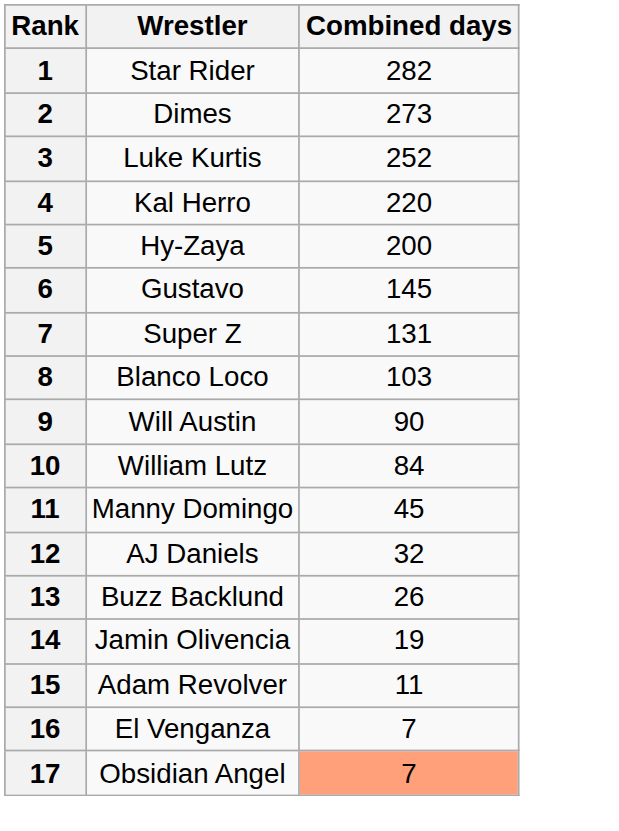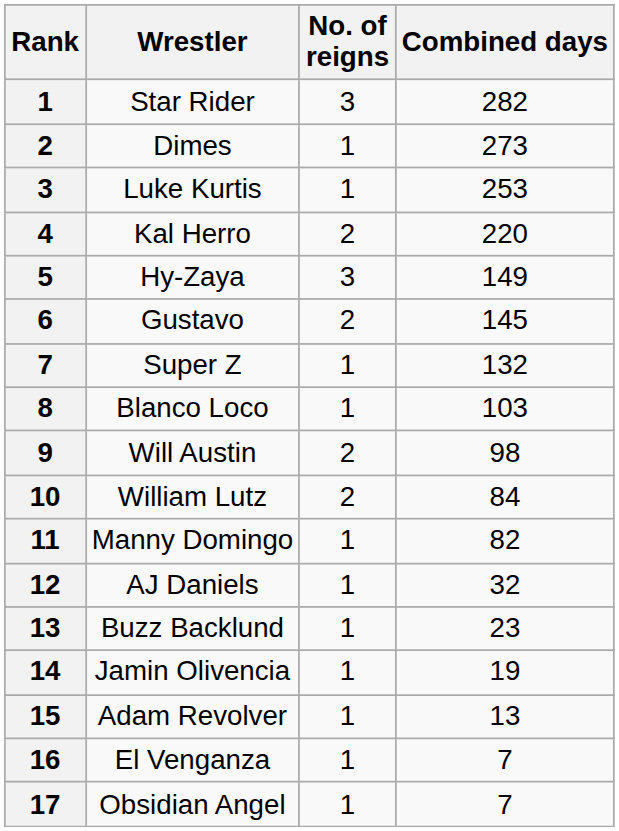+ column: (348, 42)
(409, 158) 252 -> (505, 189) 253
(409, 245) 200 -> (505, 277) 149
(409, 333) 131 -> (505, 364) 132
(409, 421) 90 -> (505, 452) 98
(409, 509) 45 -> (505, 540) 82
(409, 597) 26 -> (505, 628) 23
(409, 684) 11 -> (505, 716) 13
(409, 772) lightsalmon background -> (505, 803) no background
